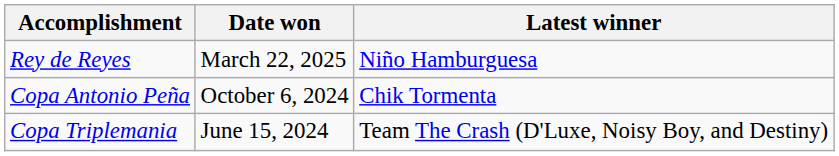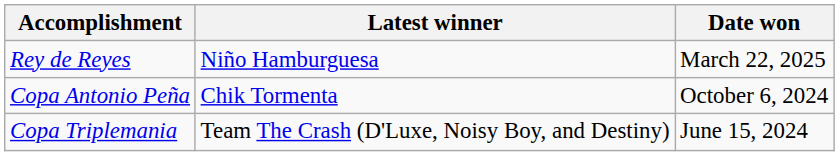columns swapped: (594, 22) <-> (275, 22)
